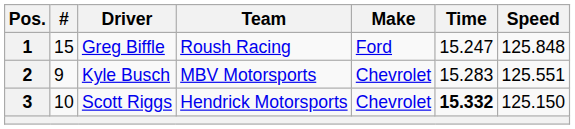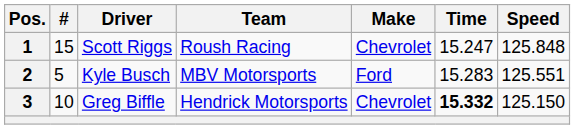(123, 47) Greg Biffle -> (127, 47) Scott Riggs
(374, 47) Ford -> (393, 47) Chevrolet
(59, 75) 9 -> (59, 75) 5
(393, 75) Chevrolet -> (374, 75) Ford
(127, 102) Scott Riggs -> (123, 102) Greg Biffle
